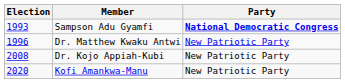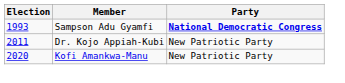- row: (118, 41)
(17, 56) 2008 -> (17, 41) 2011
